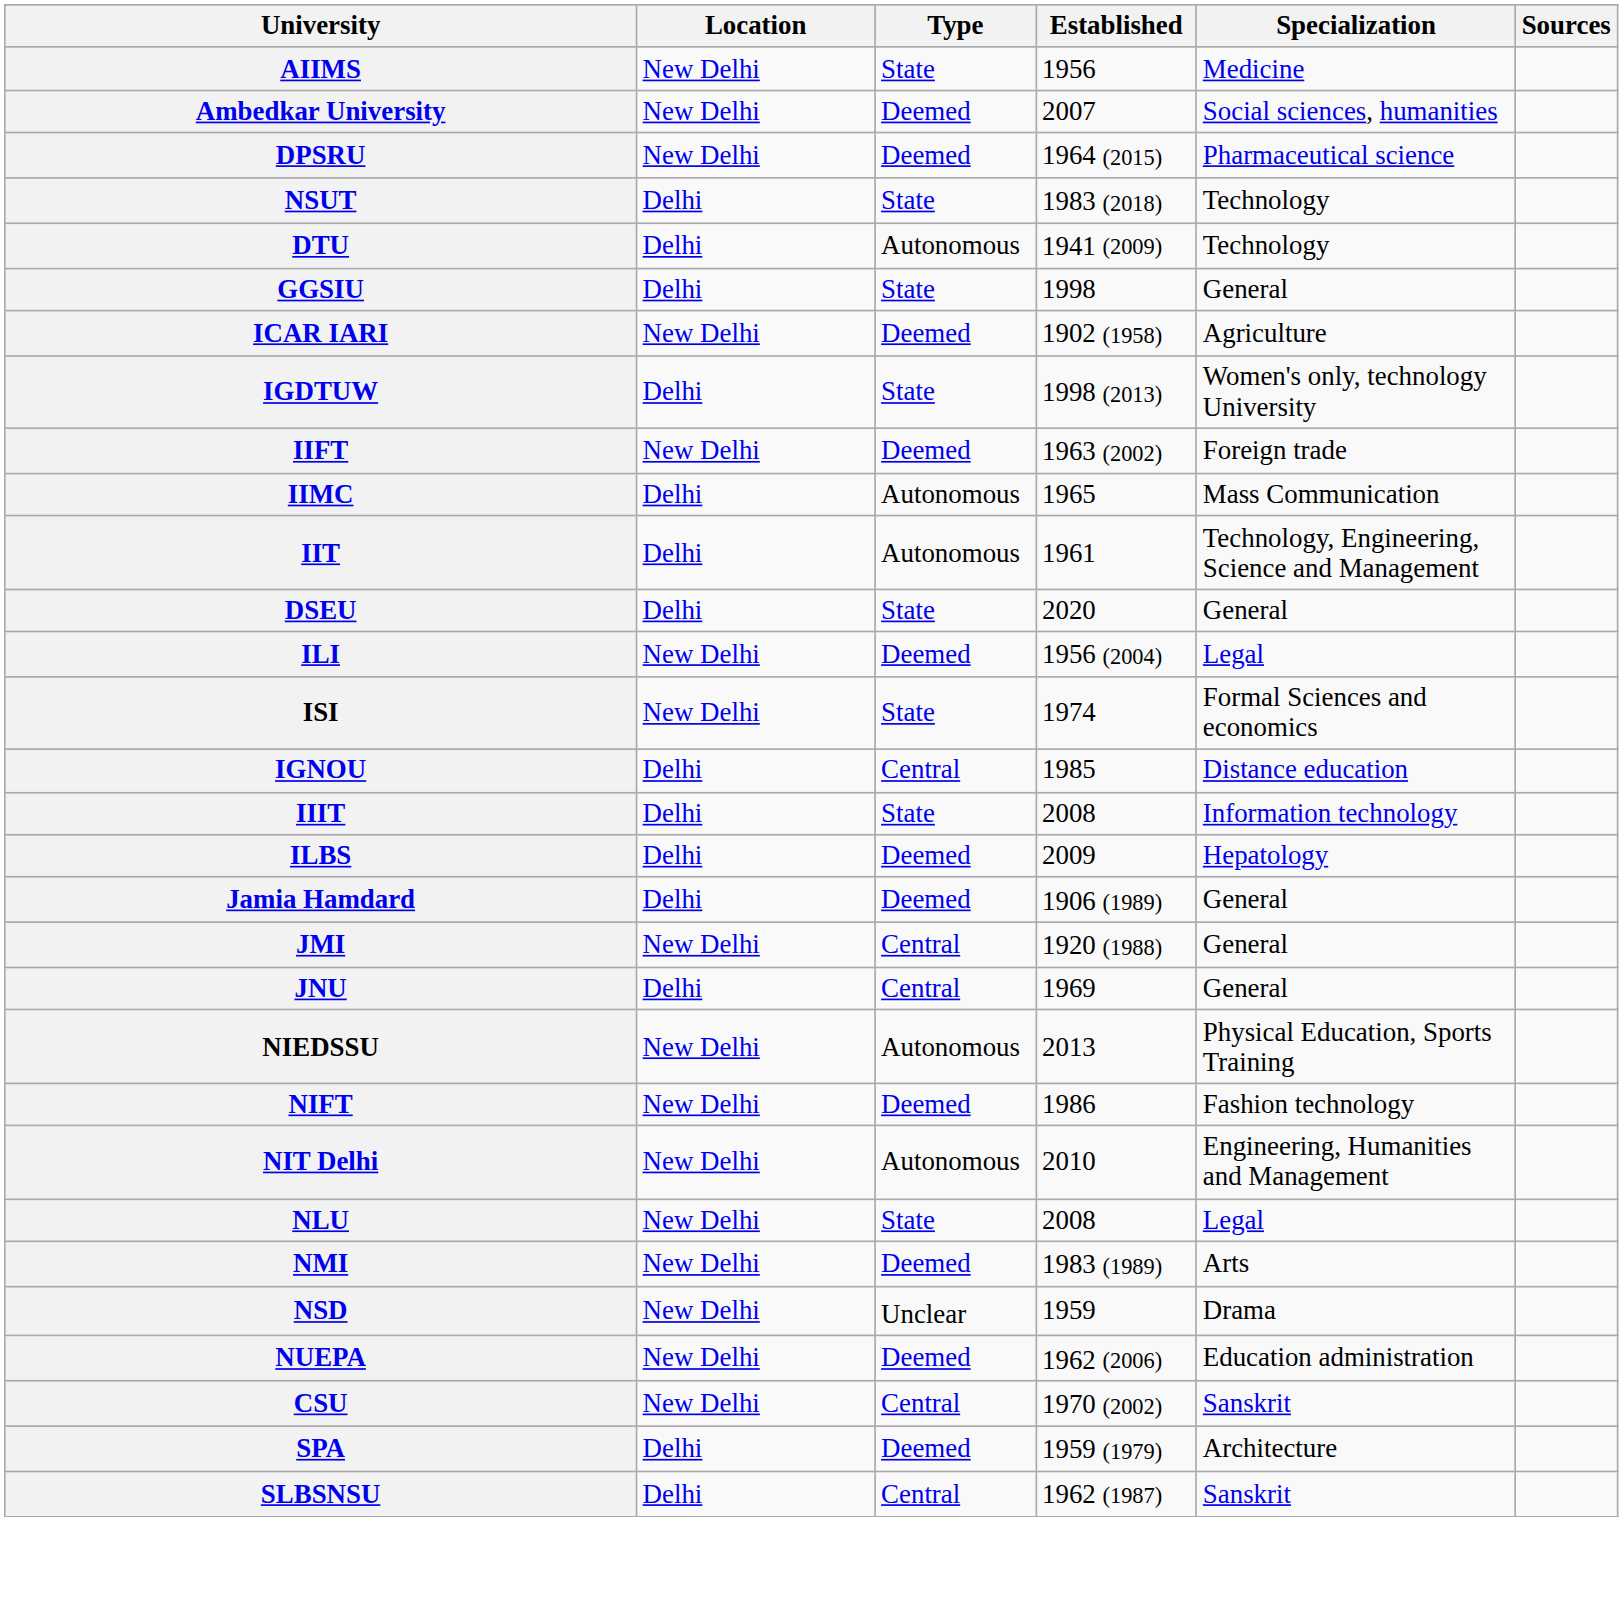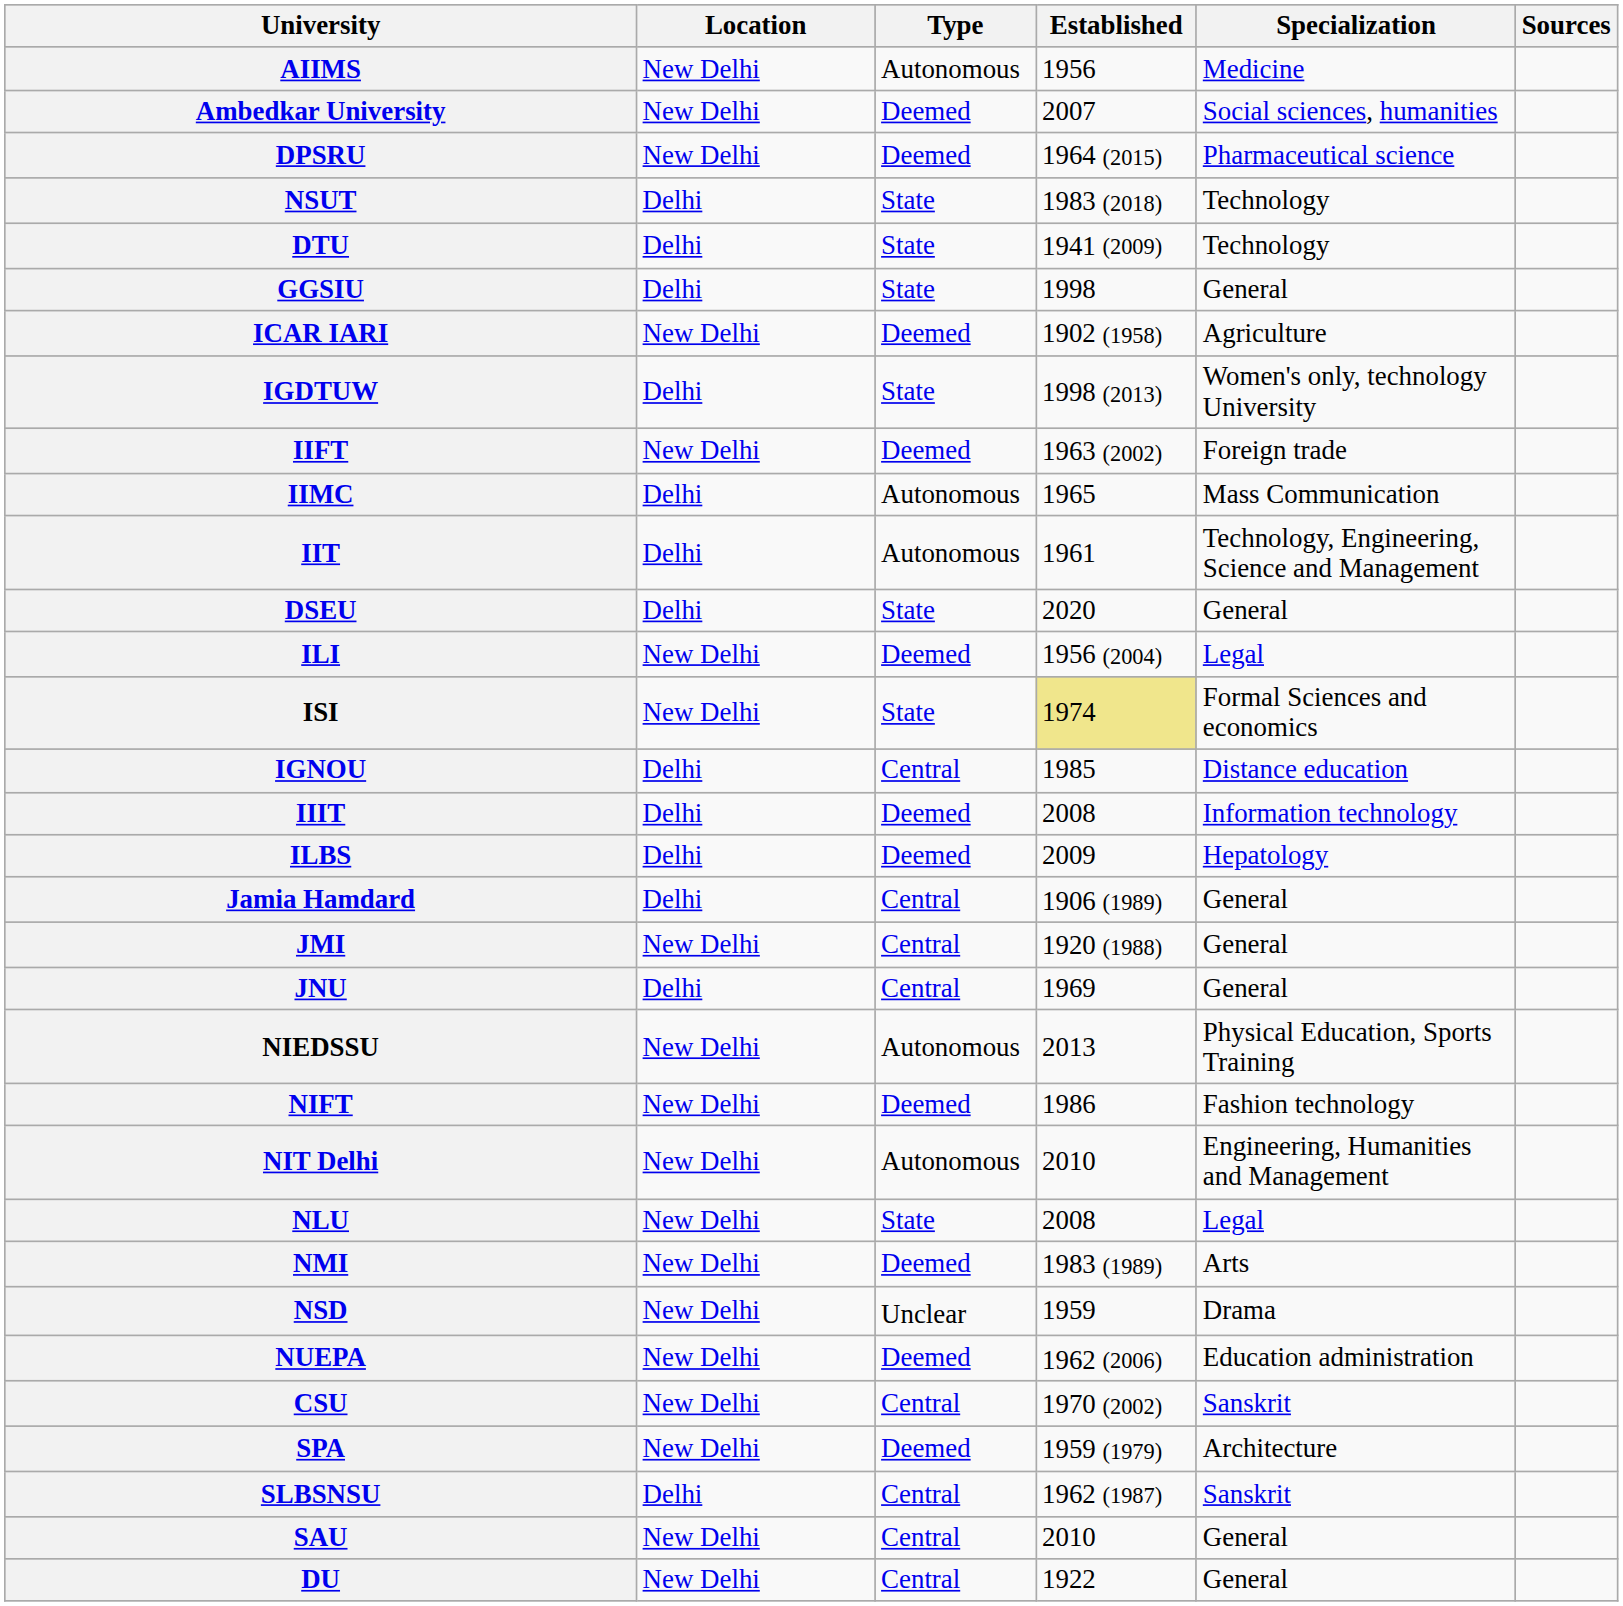(908, 68) State -> (951, 68) Autonomous
(951, 245) Autonomous -> (908, 245) State
(1069, 712) no background -> (1069, 712) khaki background
(908, 813) State -> (926, 813) Deemed
(926, 899) Deemed -> (921, 899) Central
(672, 1448) Delhi -> (701, 1448) New Delhi
+ row: (321, 1537)
+ row: (321, 1579)
